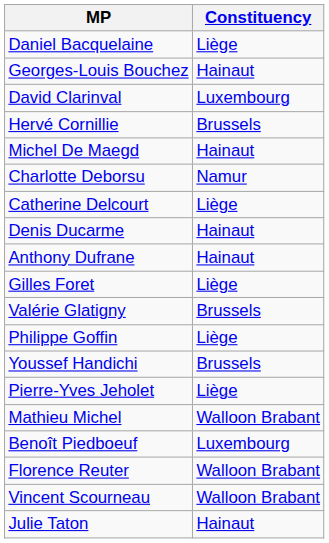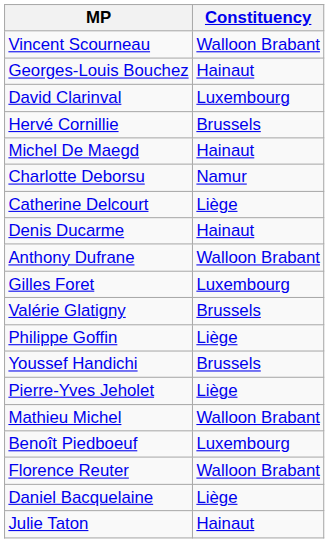rows swapped: (81, 44) <-> (79, 497)
(225, 257) Hainaut -> (258, 257) Walloon Brabant
(217, 284) Liège -> (243, 284) Luxembourg
